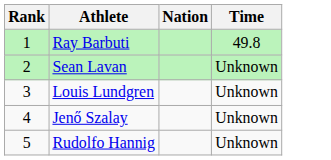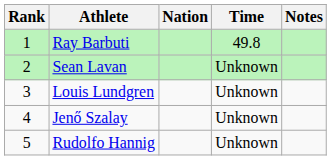+ column: (304, 17)
